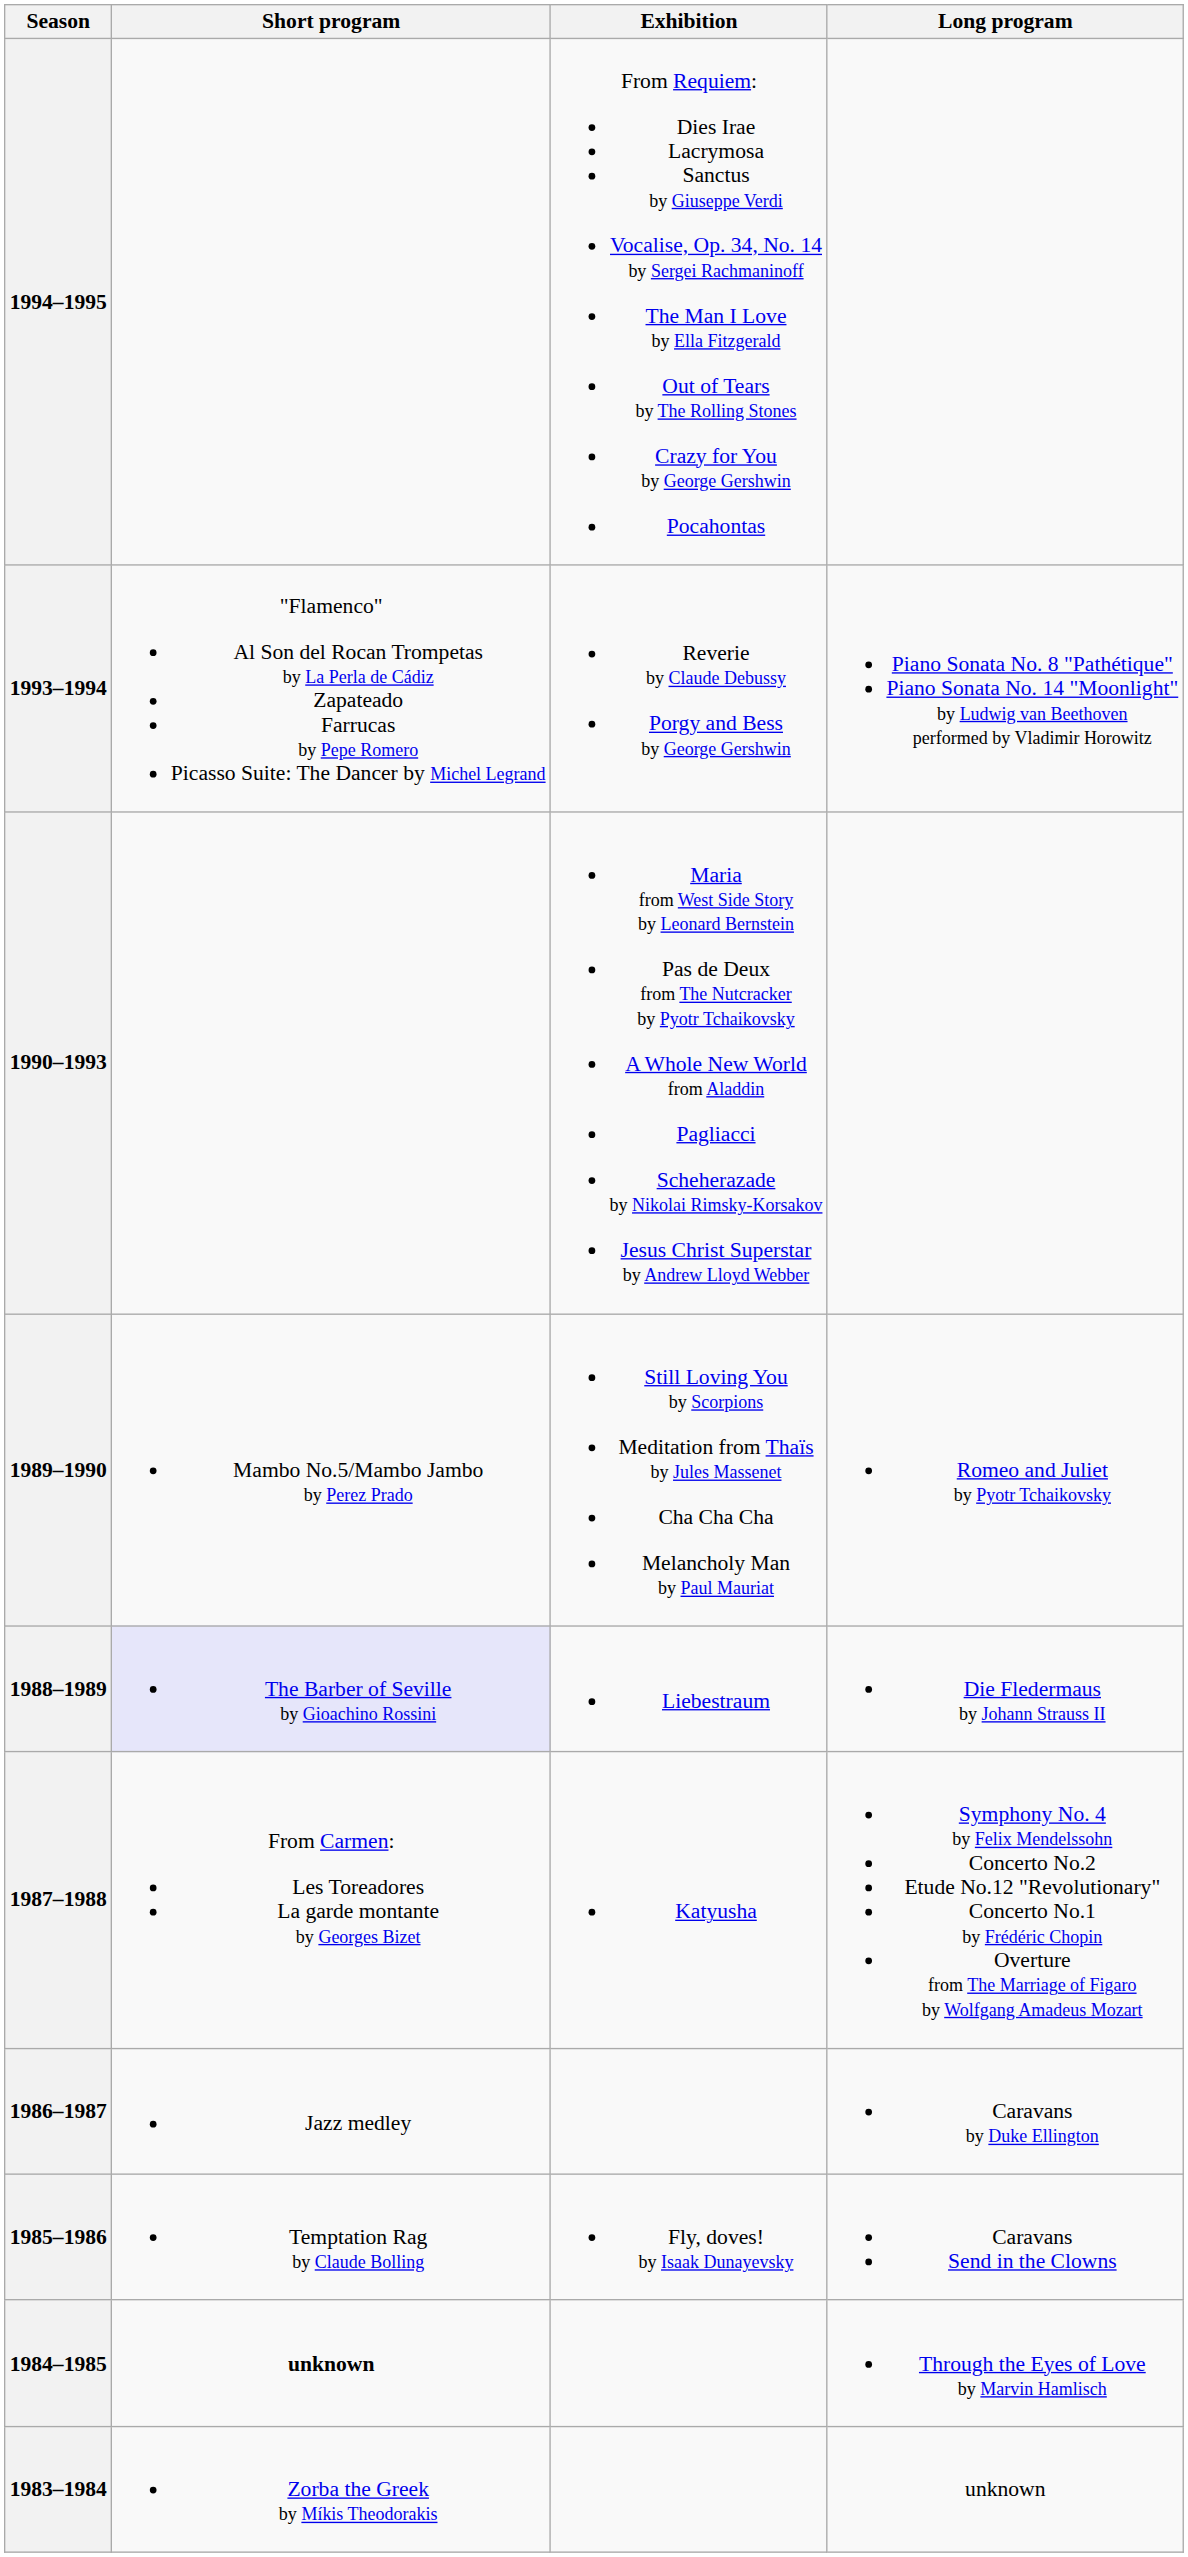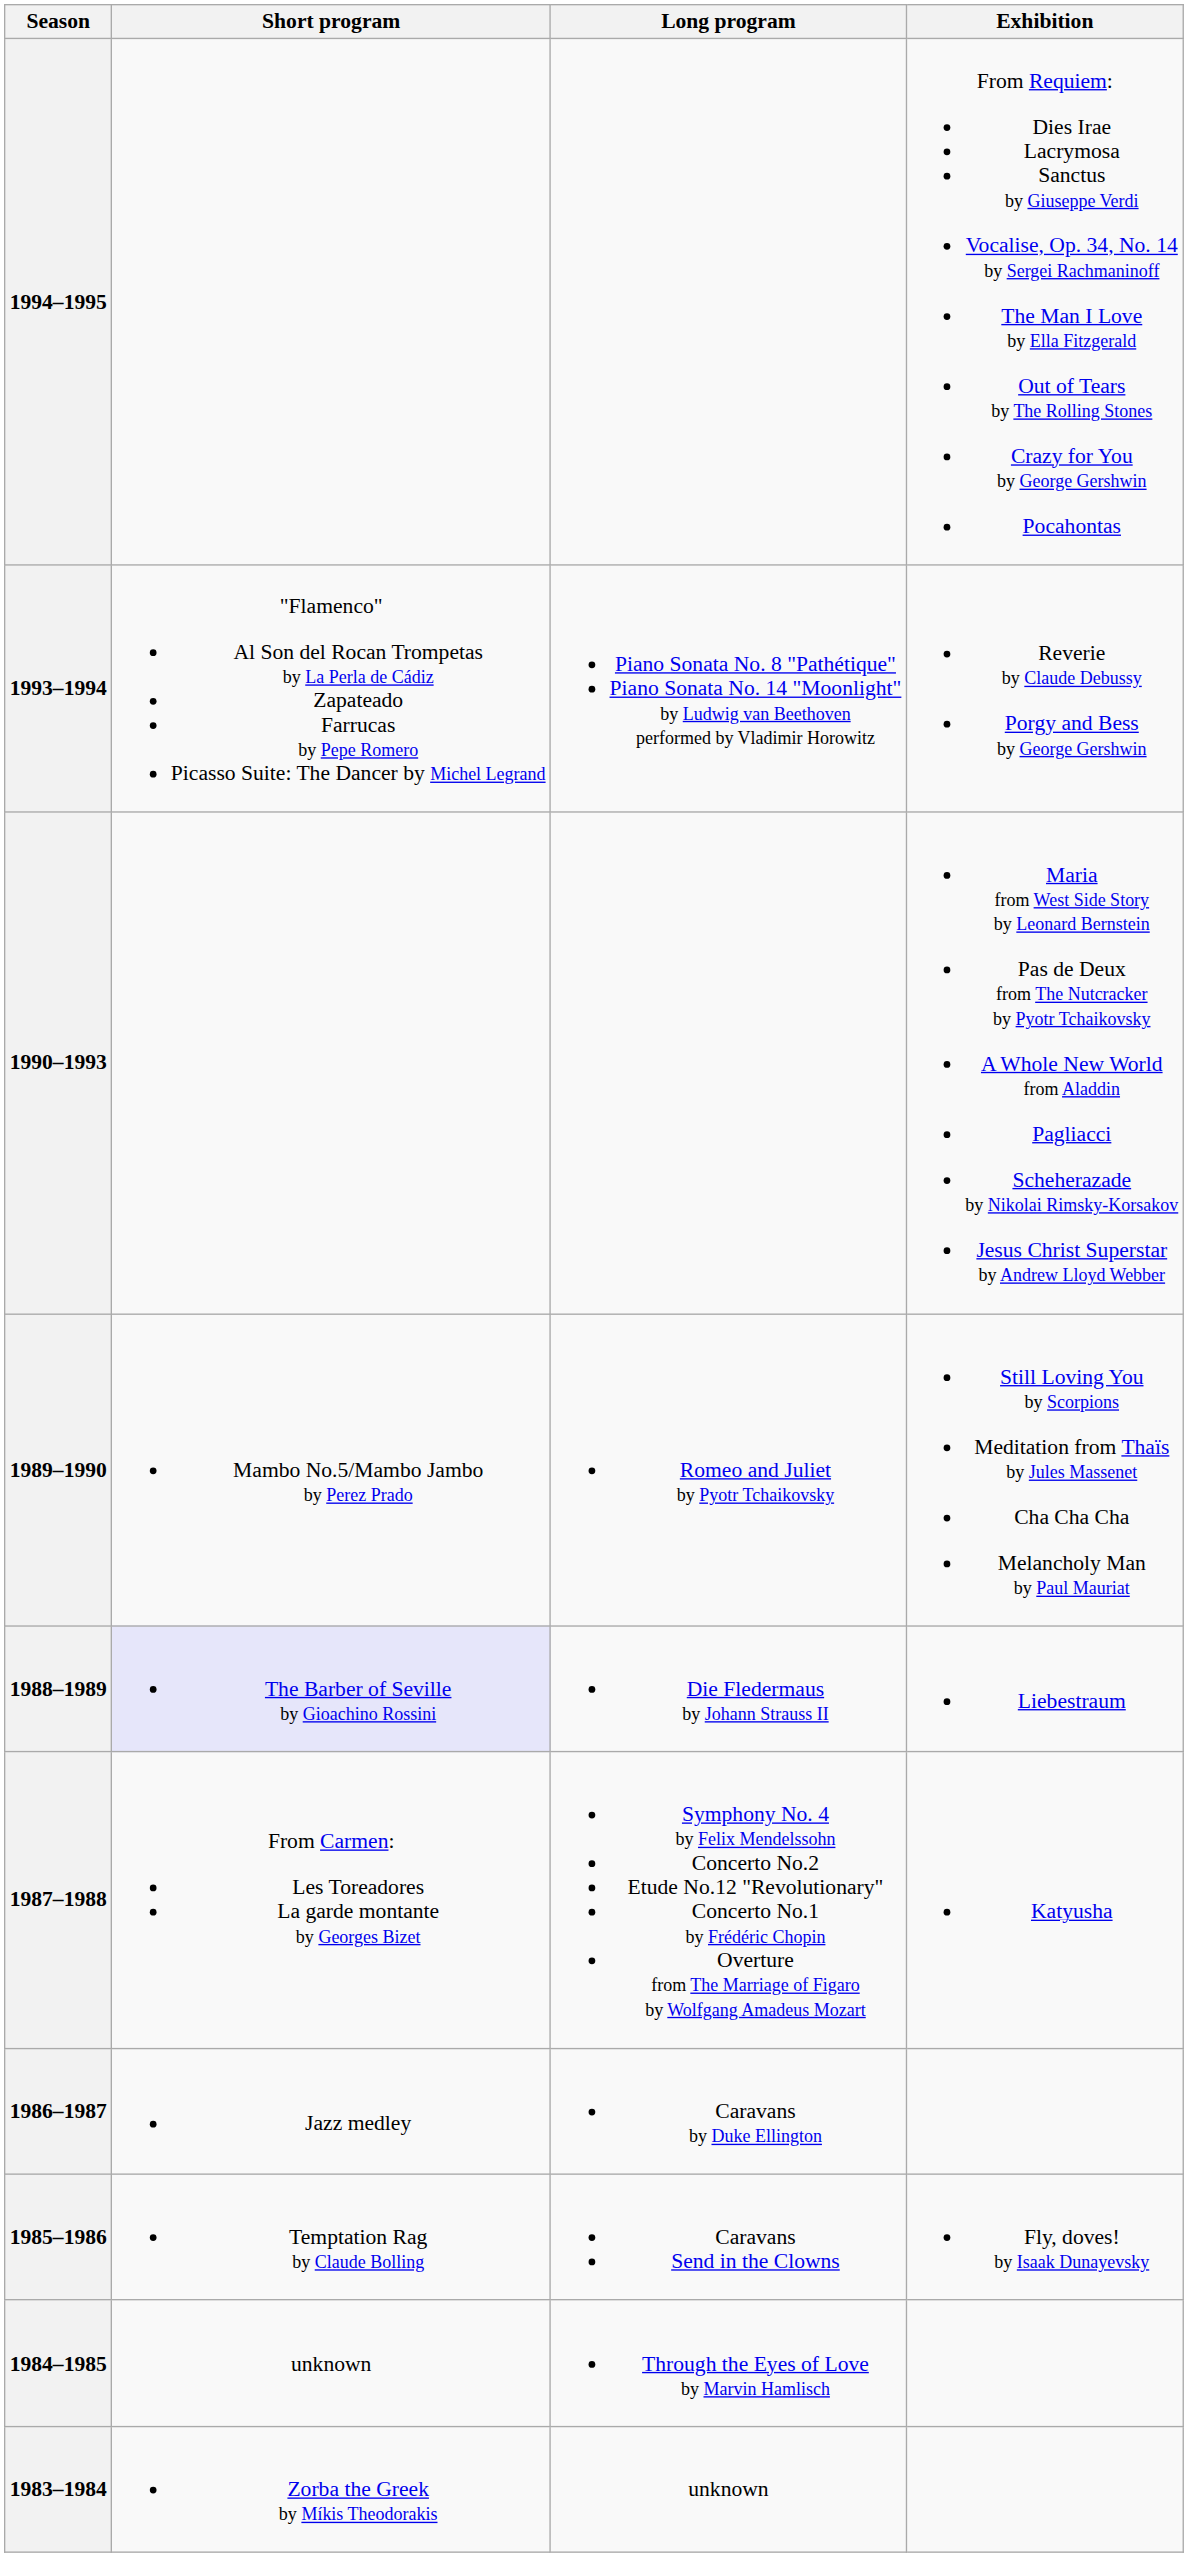columns swapped: (1005, 21) <-> (689, 21)
(331, 2363) bold -> (331, 2363) normal
